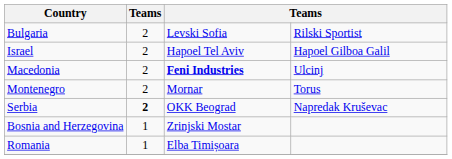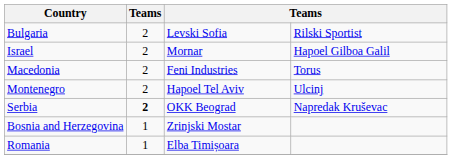(205, 51) Hapoel Tel Aviv -> (185, 51) Mornar
(205, 70) bold -> (202, 70) normal
(308, 70) Ulcinj -> (307, 70) Torus
(185, 88) Mornar -> (205, 88) Hapoel Tel Aviv
(307, 88) Torus -> (308, 88) Ulcinj
